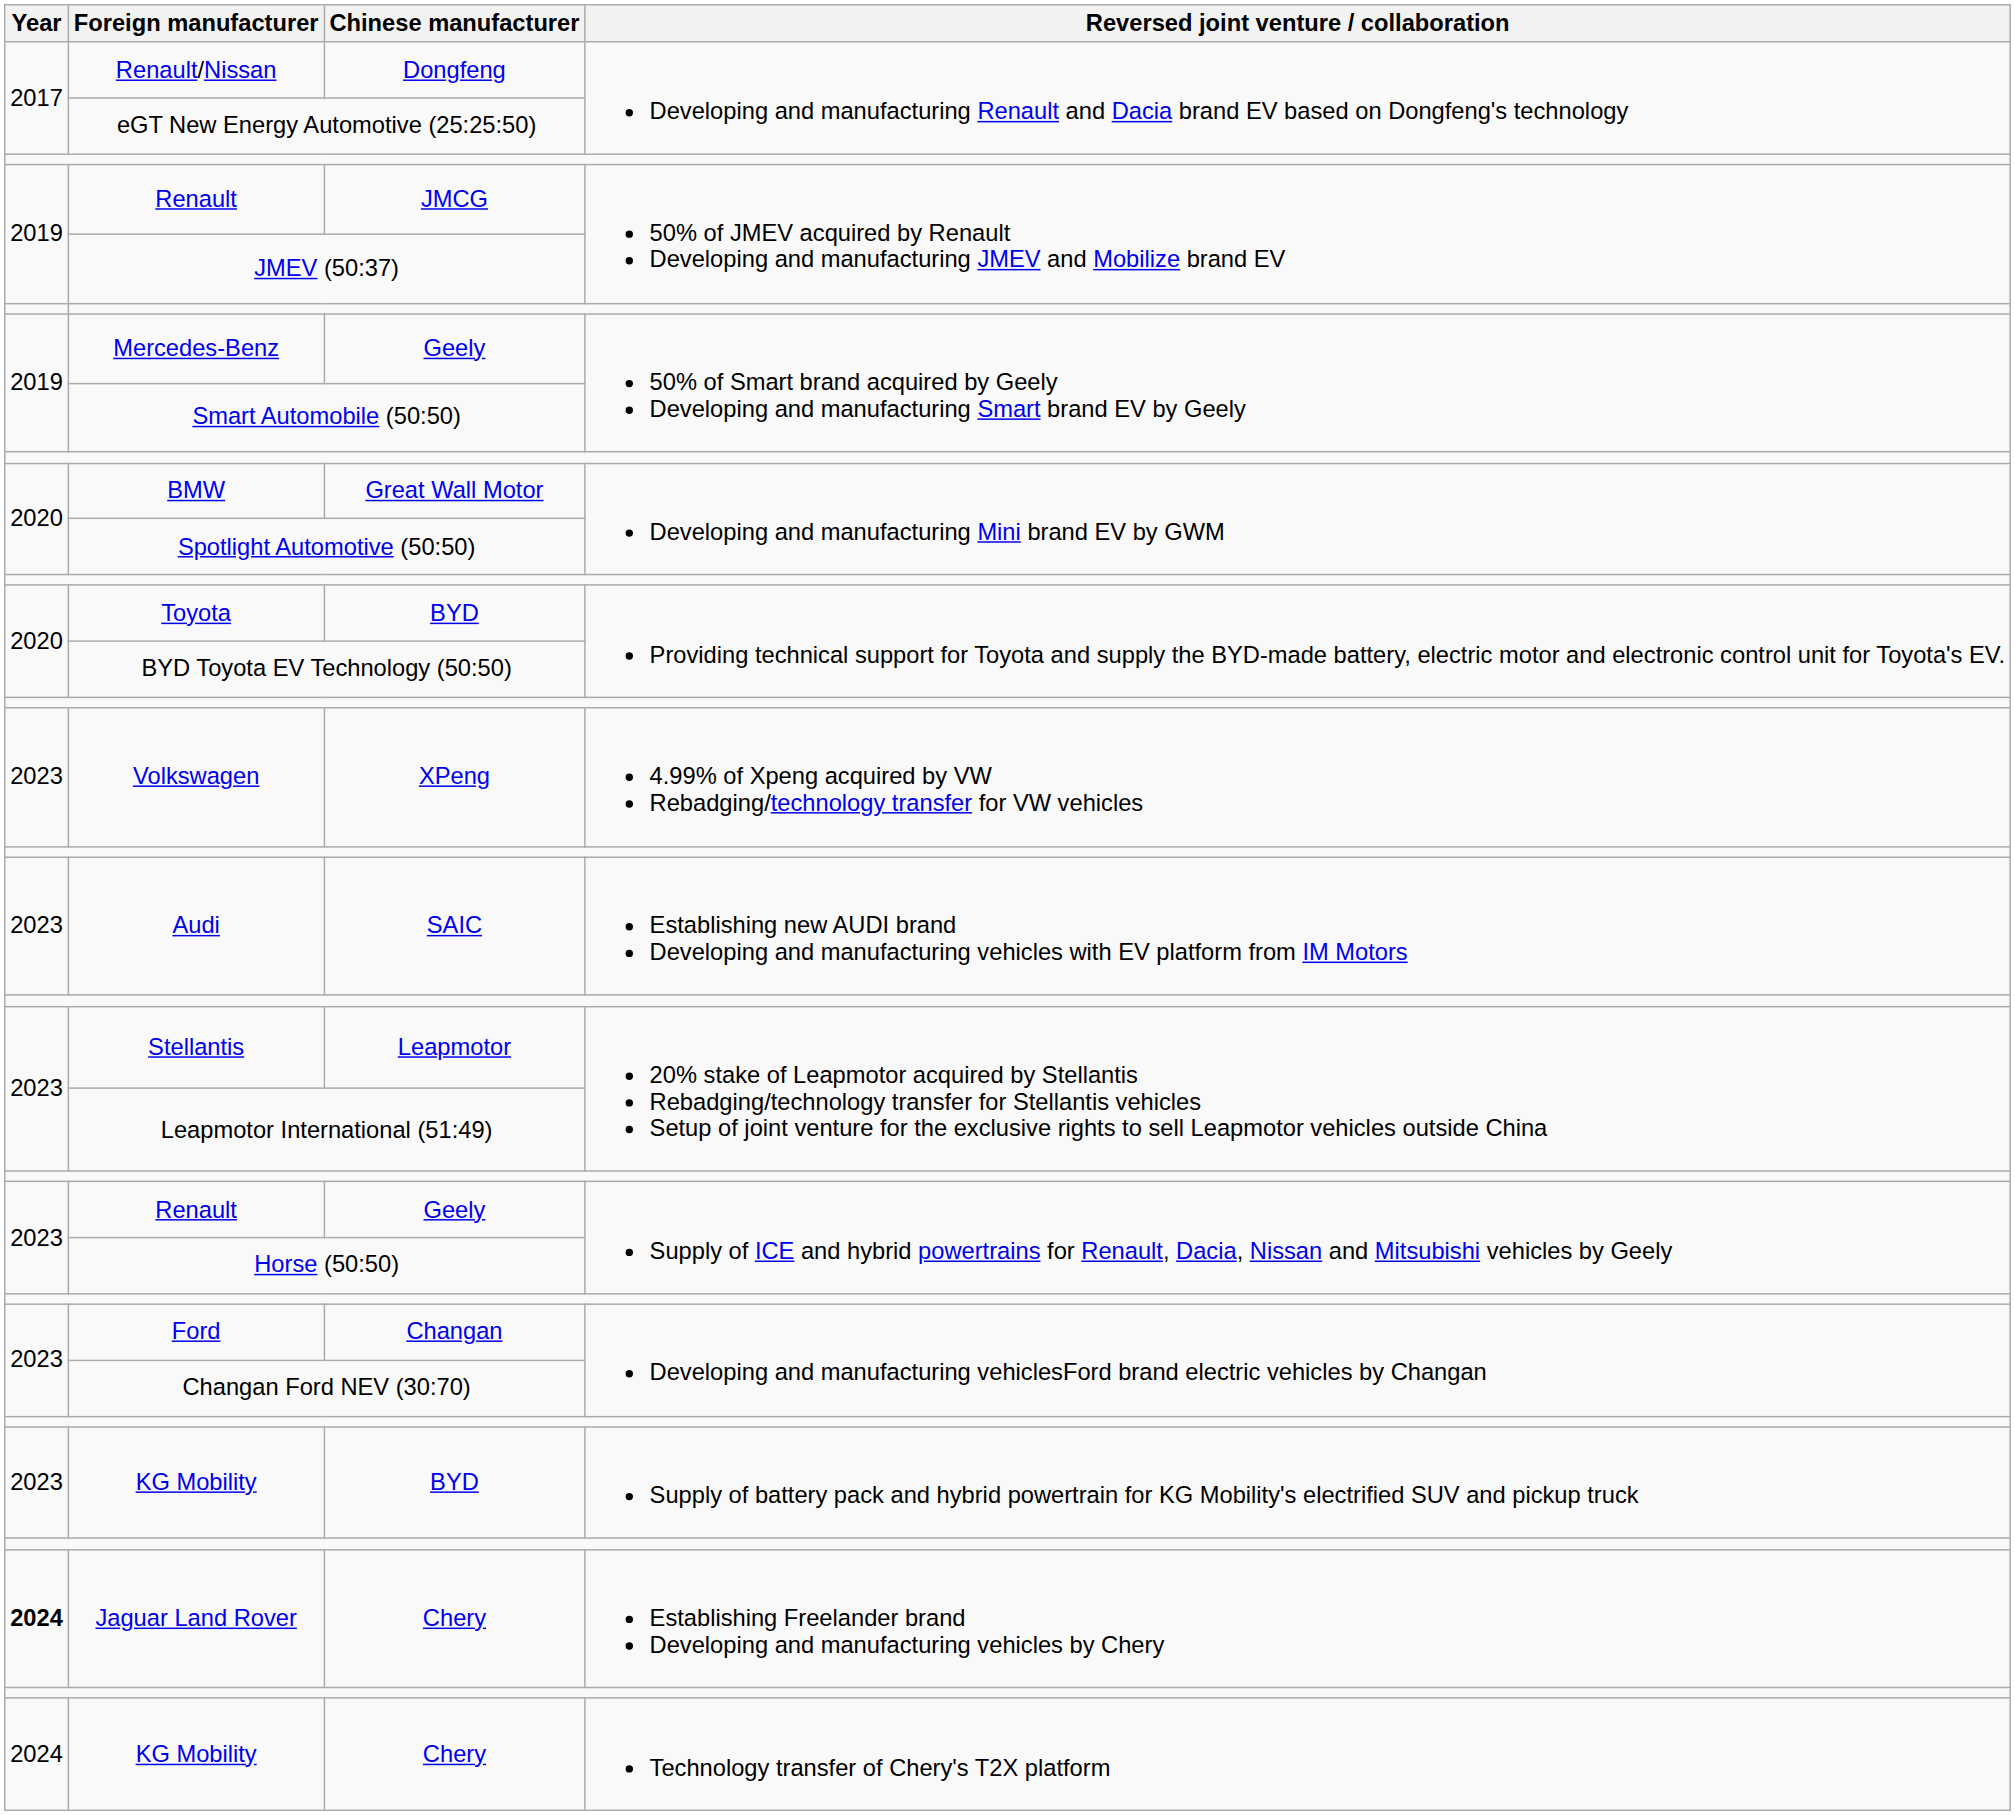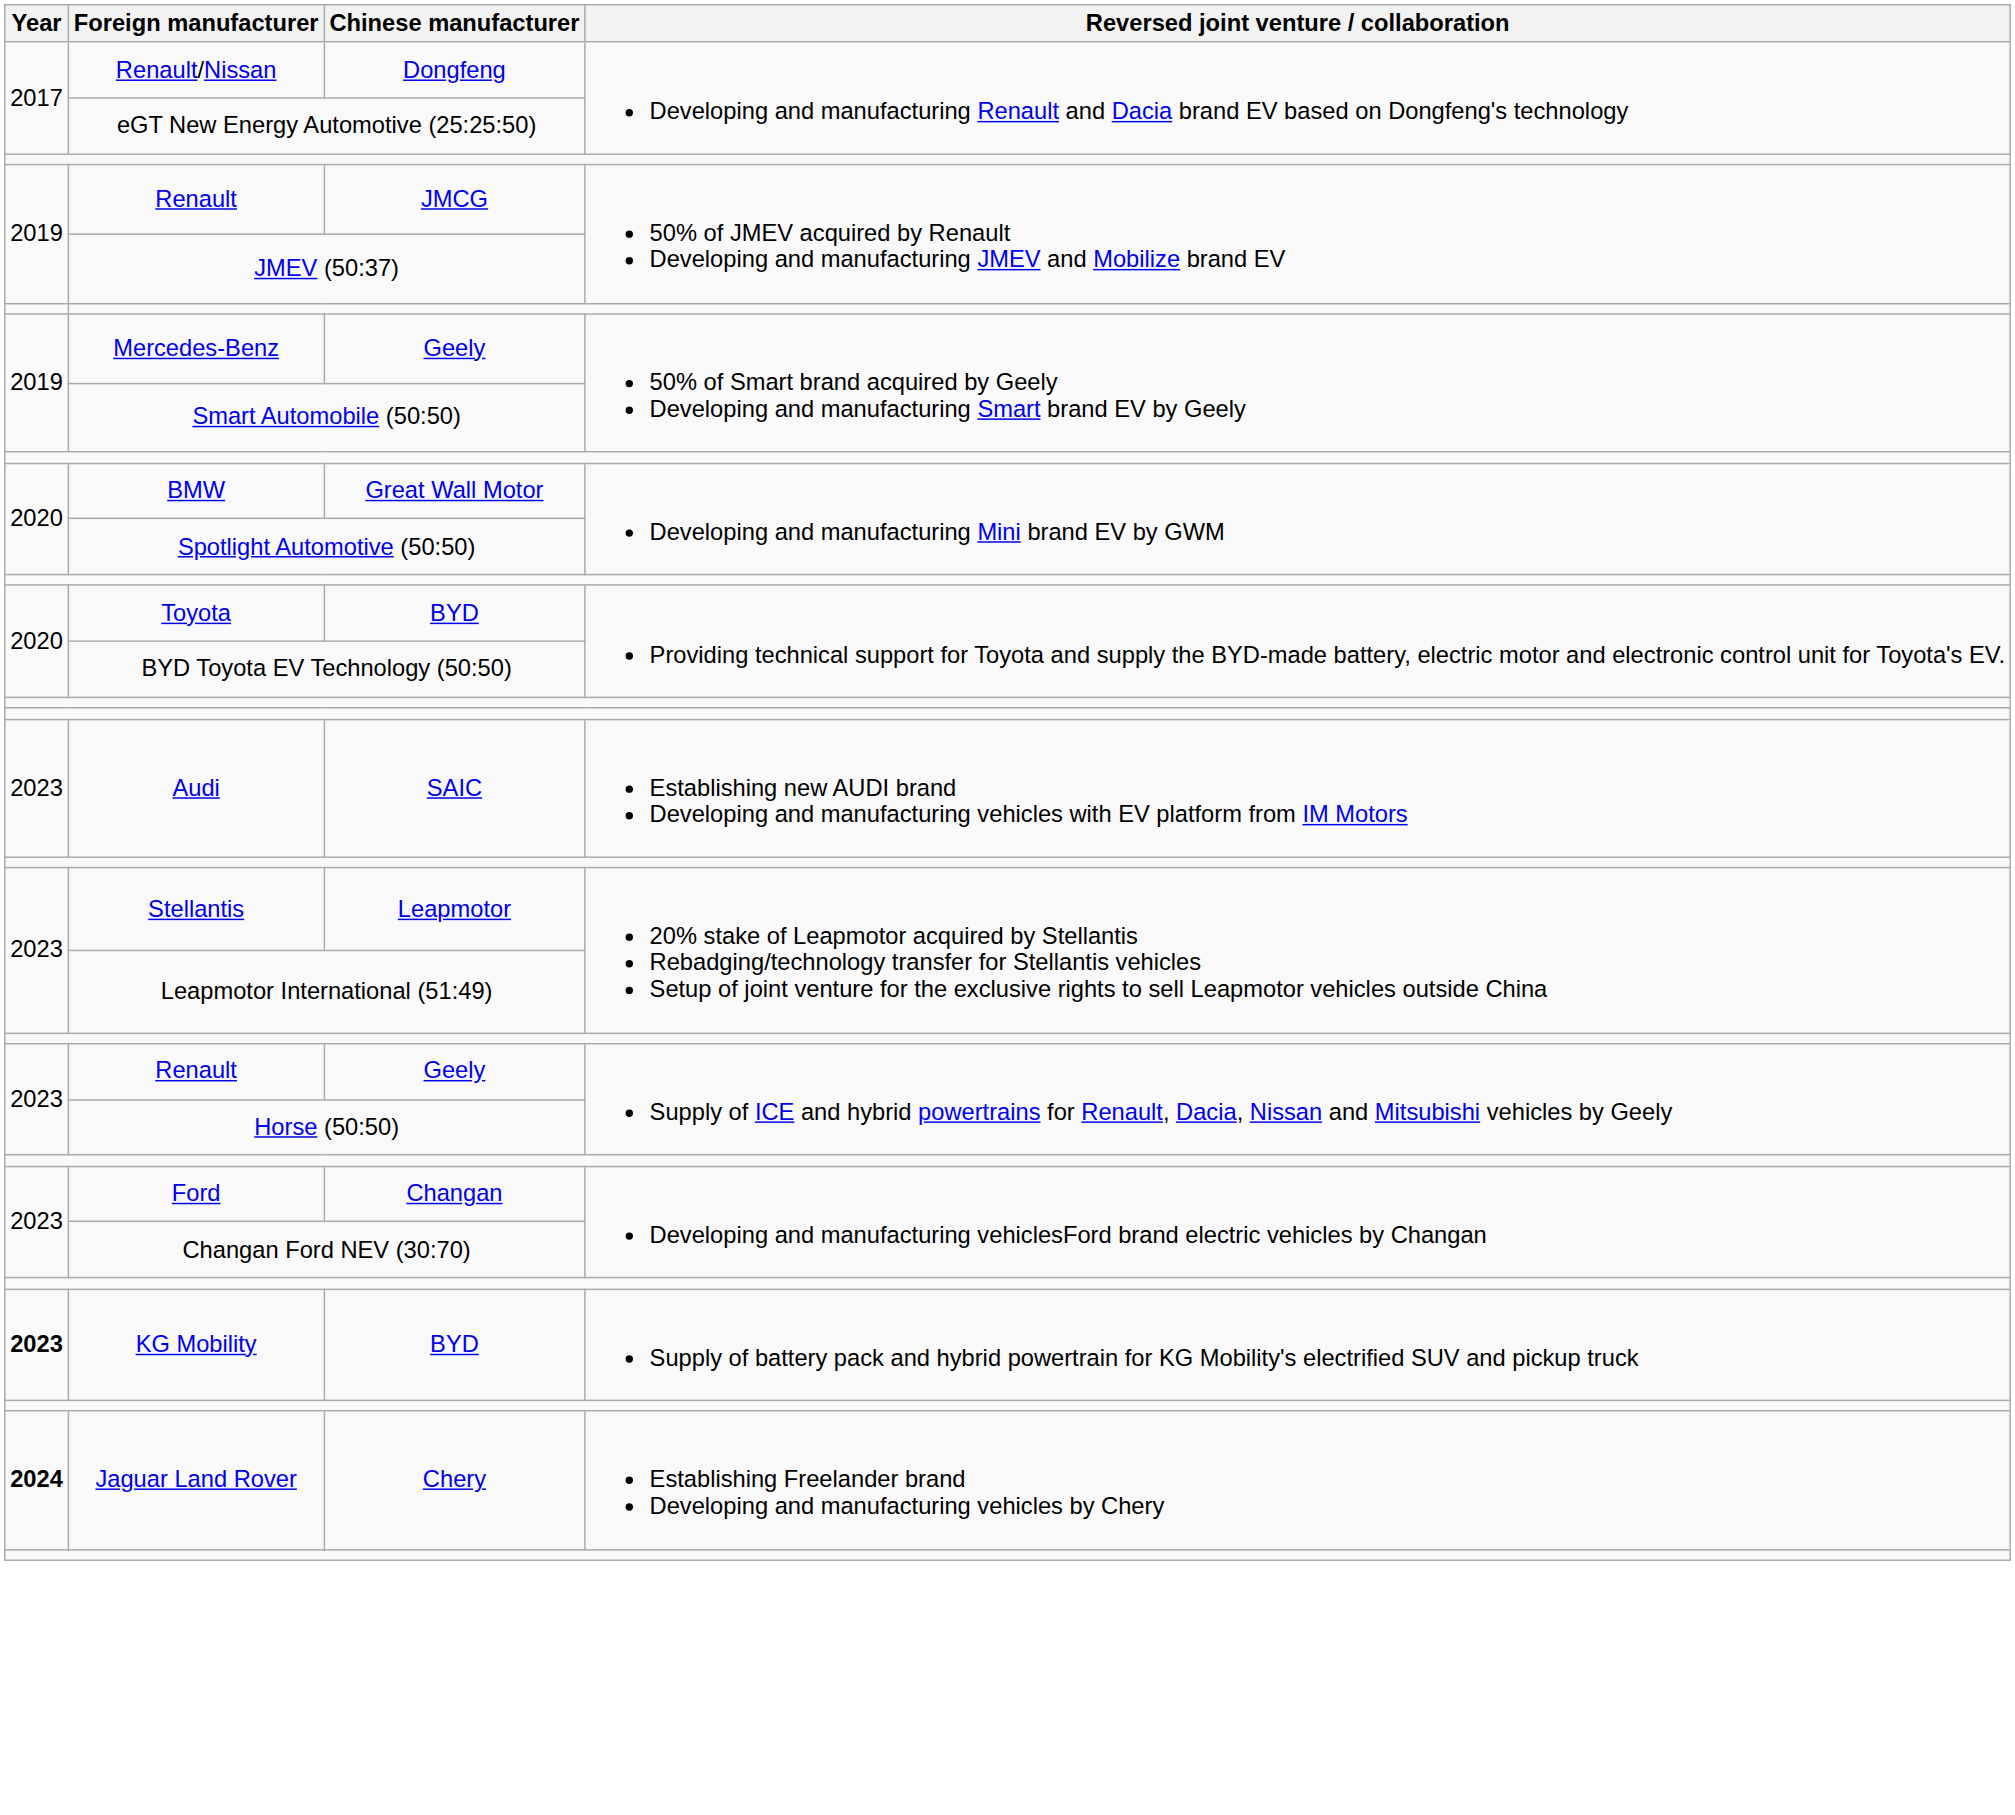- row: (196, 776)
(37, 1482) normal -> (37, 1344) bold
- row: (196, 1753)
